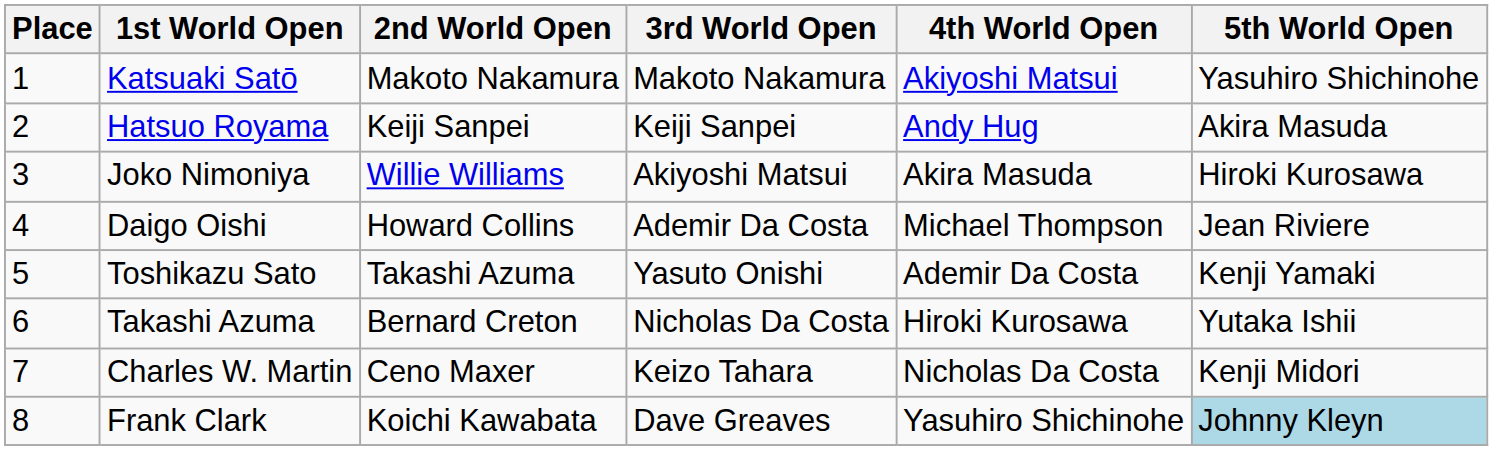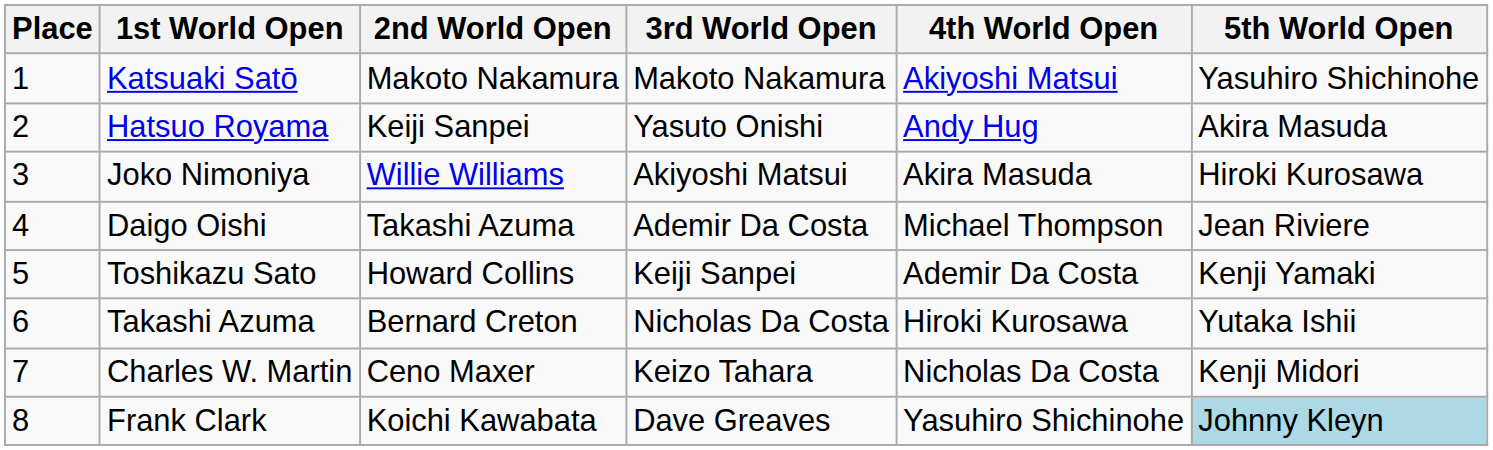(715, 126) Keiji Sanpei -> (728, 126) Yasuto Onishi
(470, 224) Howard Collins -> (470, 224) Takashi Azuma
(470, 273) Takashi Azuma -> (470, 273) Howard Collins
(728, 273) Yasuto Onishi -> (715, 273) Keiji Sanpei
